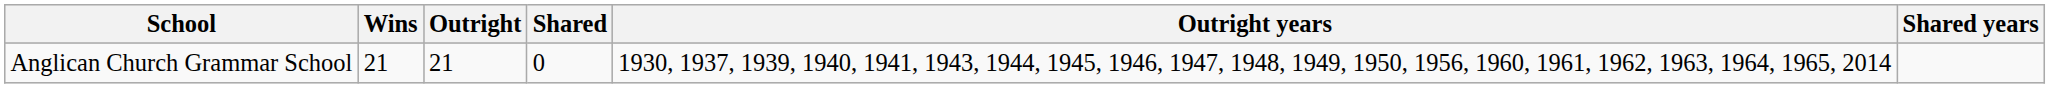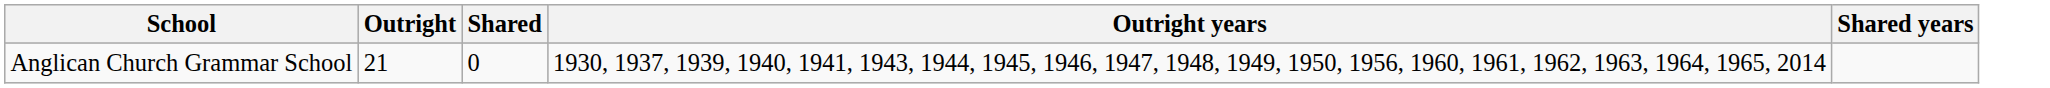- column: (391, 23)
